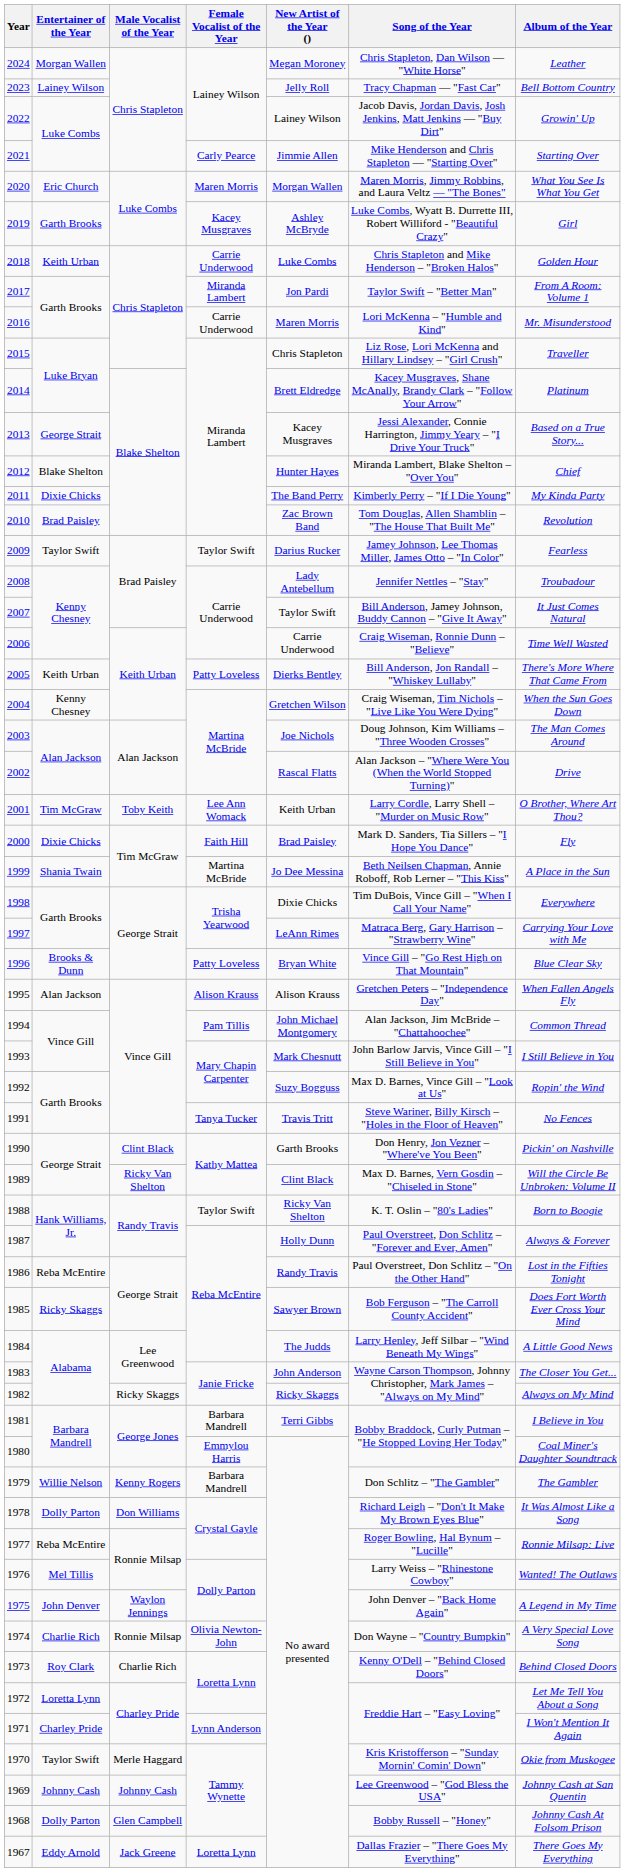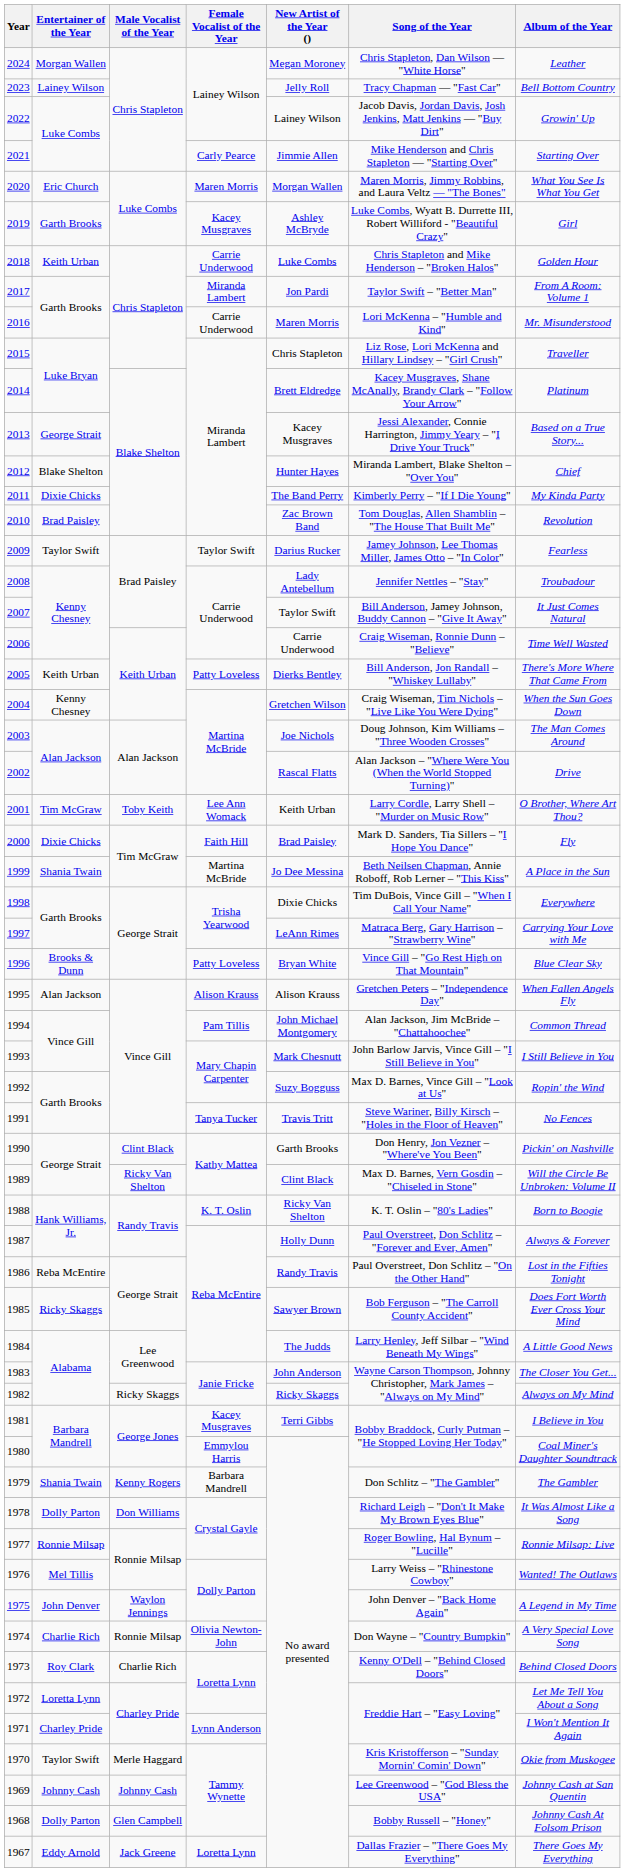(226, 1210) Taylor Swift -> (226, 1210) K. T. Oslin
(226, 1420) Barbara Mandrell -> (226, 1420) Kacey Musgraves
(71, 1482) Willie Nelson -> (71, 1482) Shania Twain
(71, 1544) Reba McEntire -> (71, 1544) Ronnie Milsap
